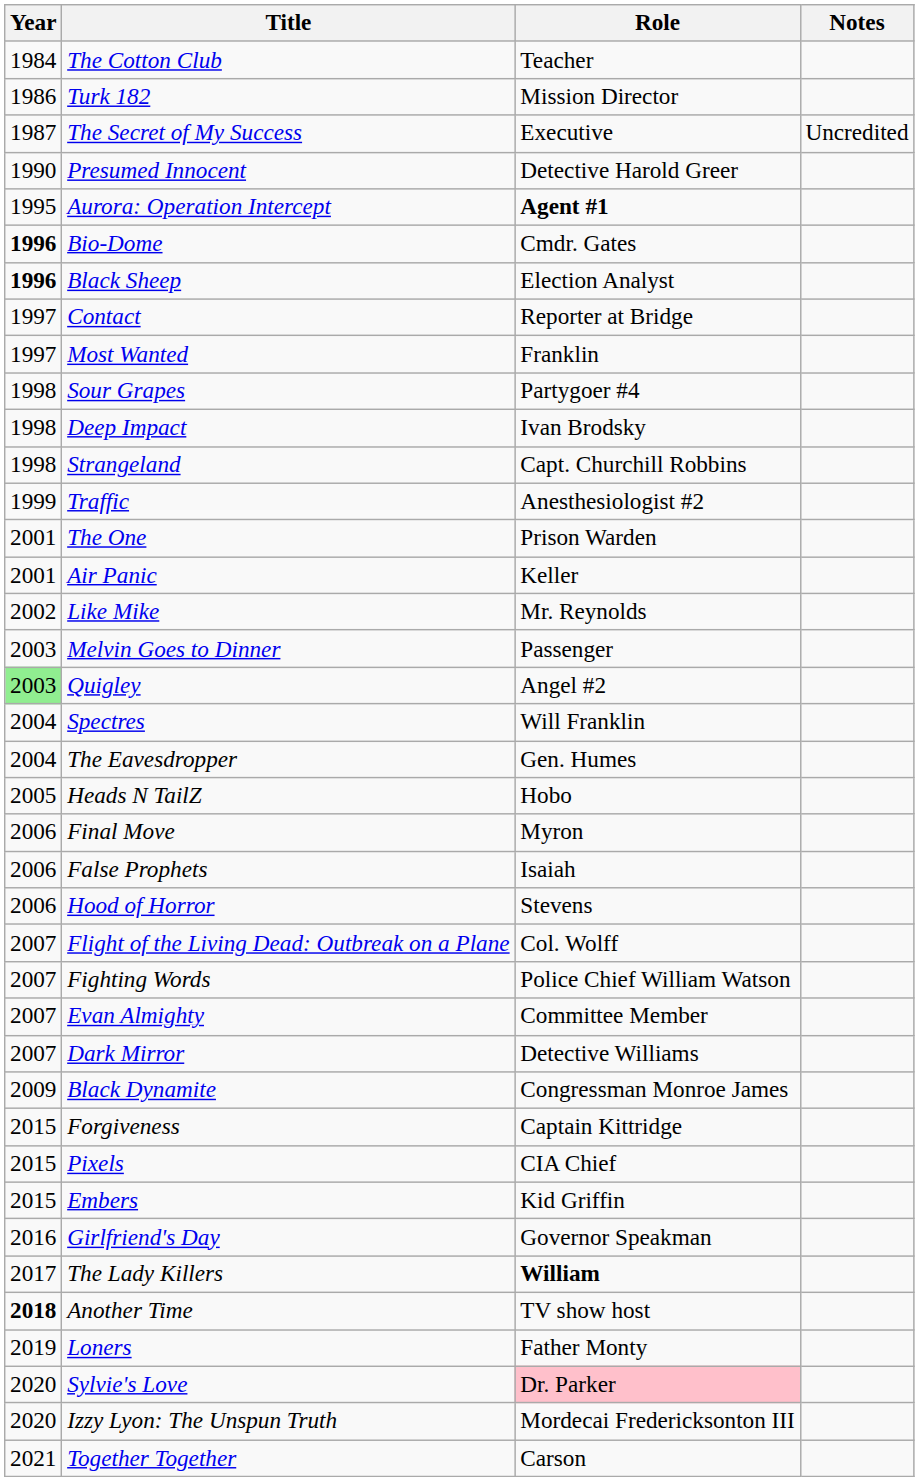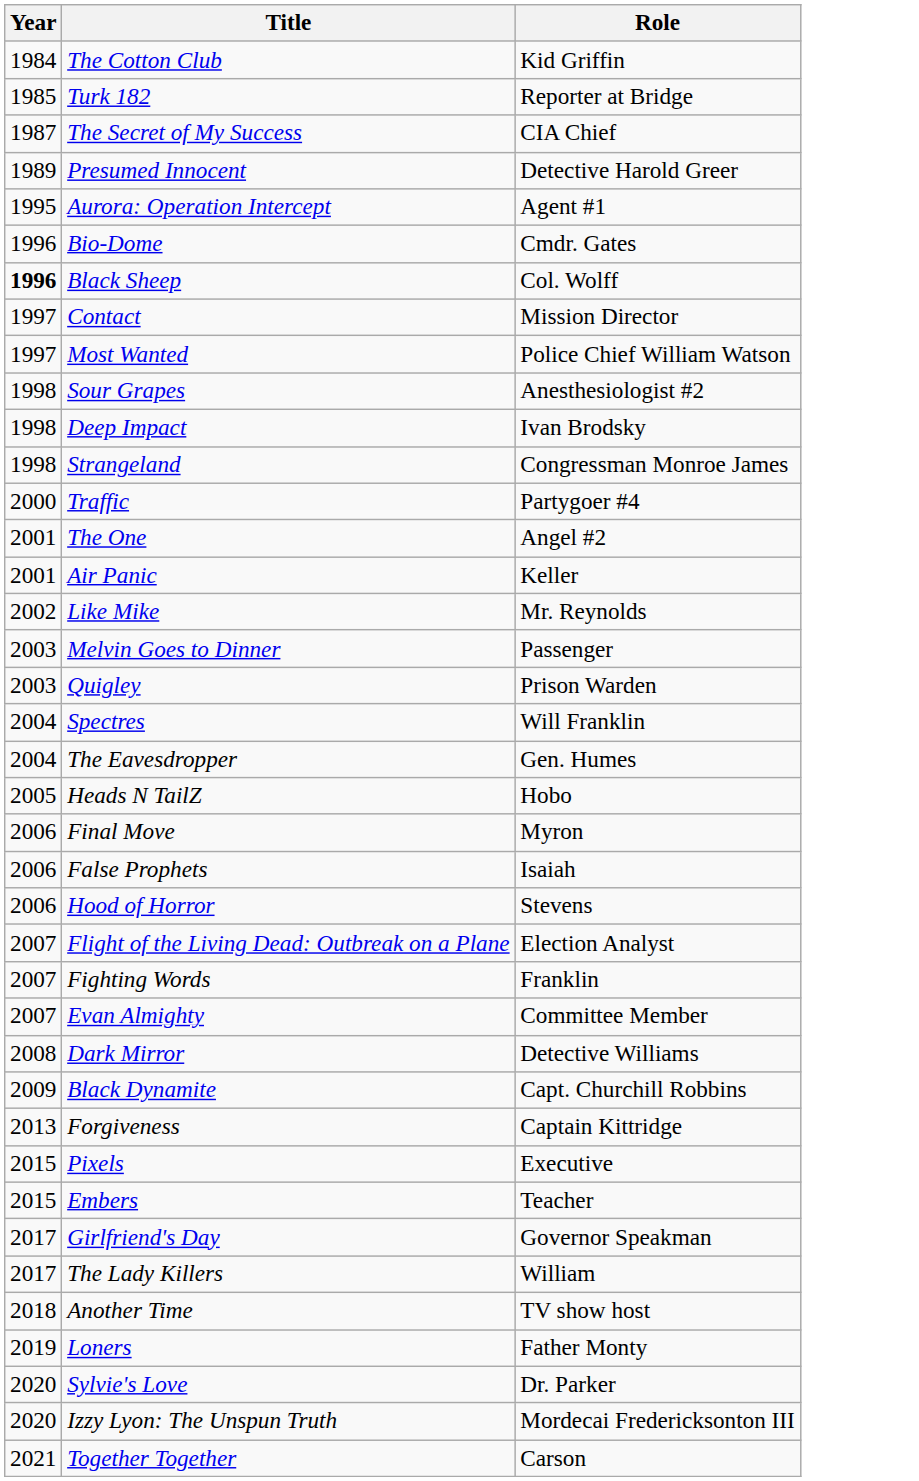- column: (857, 22)
(557, 59) Teacher -> (573, 59) Kid Griffin
(33, 96) 1986 -> (33, 96) 1985
(599, 96) Mission Director -> (607, 96) Reporter at Bridge
(567, 133) Executive -> (568, 133) CIA Chief
(33, 170) 1990 -> (33, 170) 1989
(564, 206) bold -> (563, 206) normal
(33, 243) bold -> (33, 243) normal
(597, 280) Election Analyst -> (569, 280) Col. Wolff
(607, 317) Reporter at Bridge -> (599, 317) Mission Director
(560, 354) Franklin -> (655, 354) Police Chief William Watson
(580, 390) Partygoer #4 -> (612, 390) Anesthesiologist #2
(633, 464) Capt. Churchill Robbins -> (654, 464) Congressman Monroe James
(33, 501) 1999 -> (33, 501) 2000
(612, 501) Anesthesiologist #2 -> (580, 501) Partygoer #4
(588, 538) Prison Warden -> (563, 538) Angel #2
(33, 685) lightgreen background -> (33, 685) no background
(563, 685) Angel #2 -> (588, 685) Prison Warden
(569, 942) Col. Wolff -> (597, 942) Election Analyst
(655, 979) Police Chief William Watson -> (560, 979) Franklin
(33, 1053) 2007 -> (33, 1053) 2008
(654, 1089) Congressman Monroe James -> (633, 1089) Capt. Churchill Robbins
(33, 1126) 2015 -> (33, 1126) 2013
(568, 1163) CIA Chief -> (567, 1163) Executive
(573, 1200) Kid Griffin -> (557, 1200) Teacher
(33, 1237) 2016 -> (33, 1237) 2017
(560, 1273) bold -> (558, 1273) normal
(33, 1310) bold -> (33, 1310) normal
(568, 1384) pink background -> (568, 1384) no background
